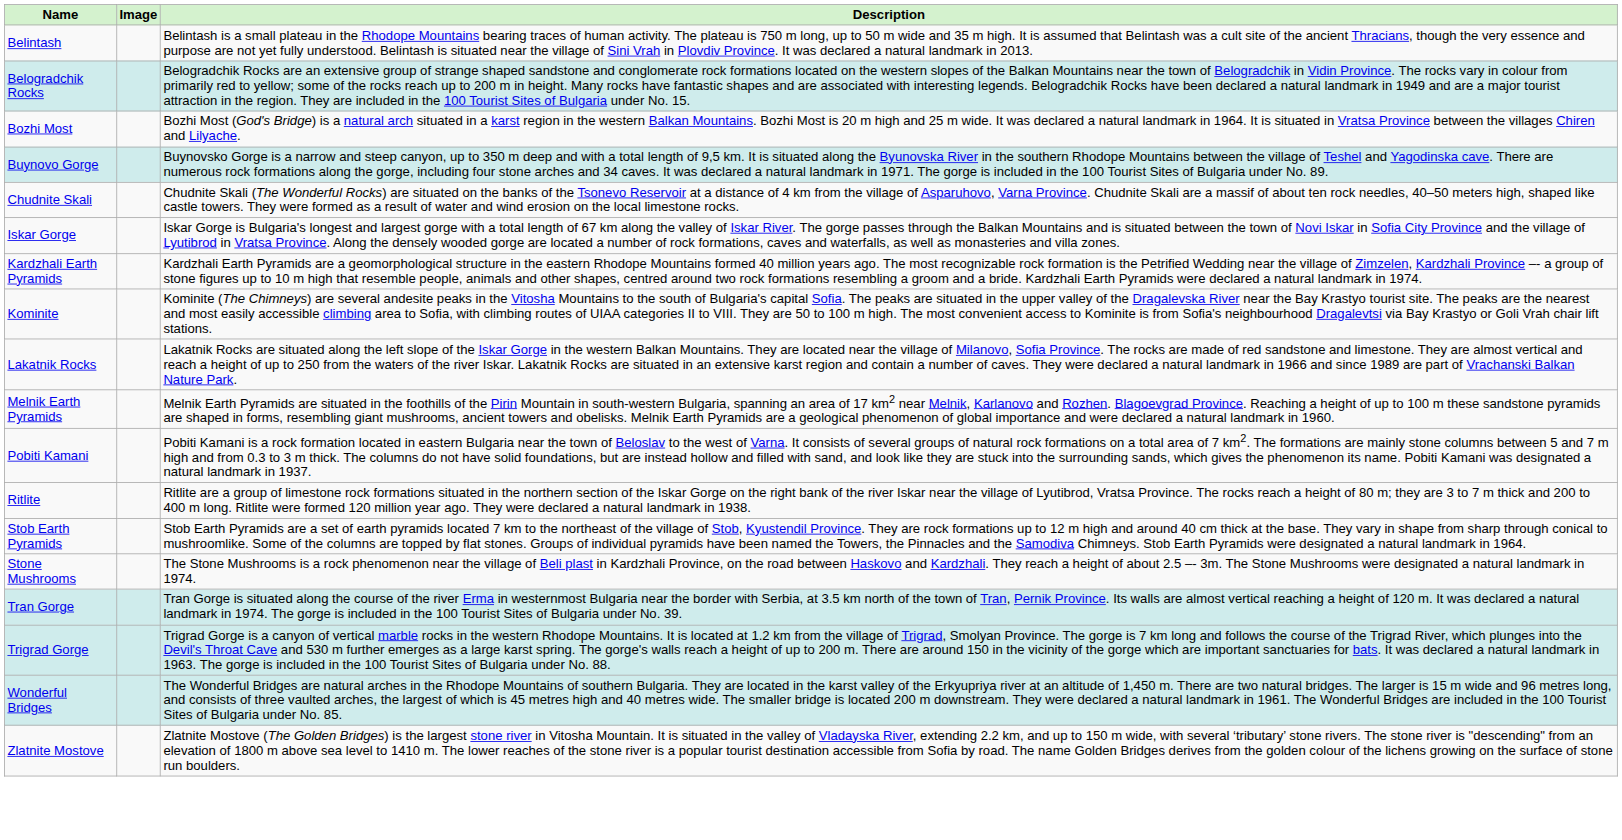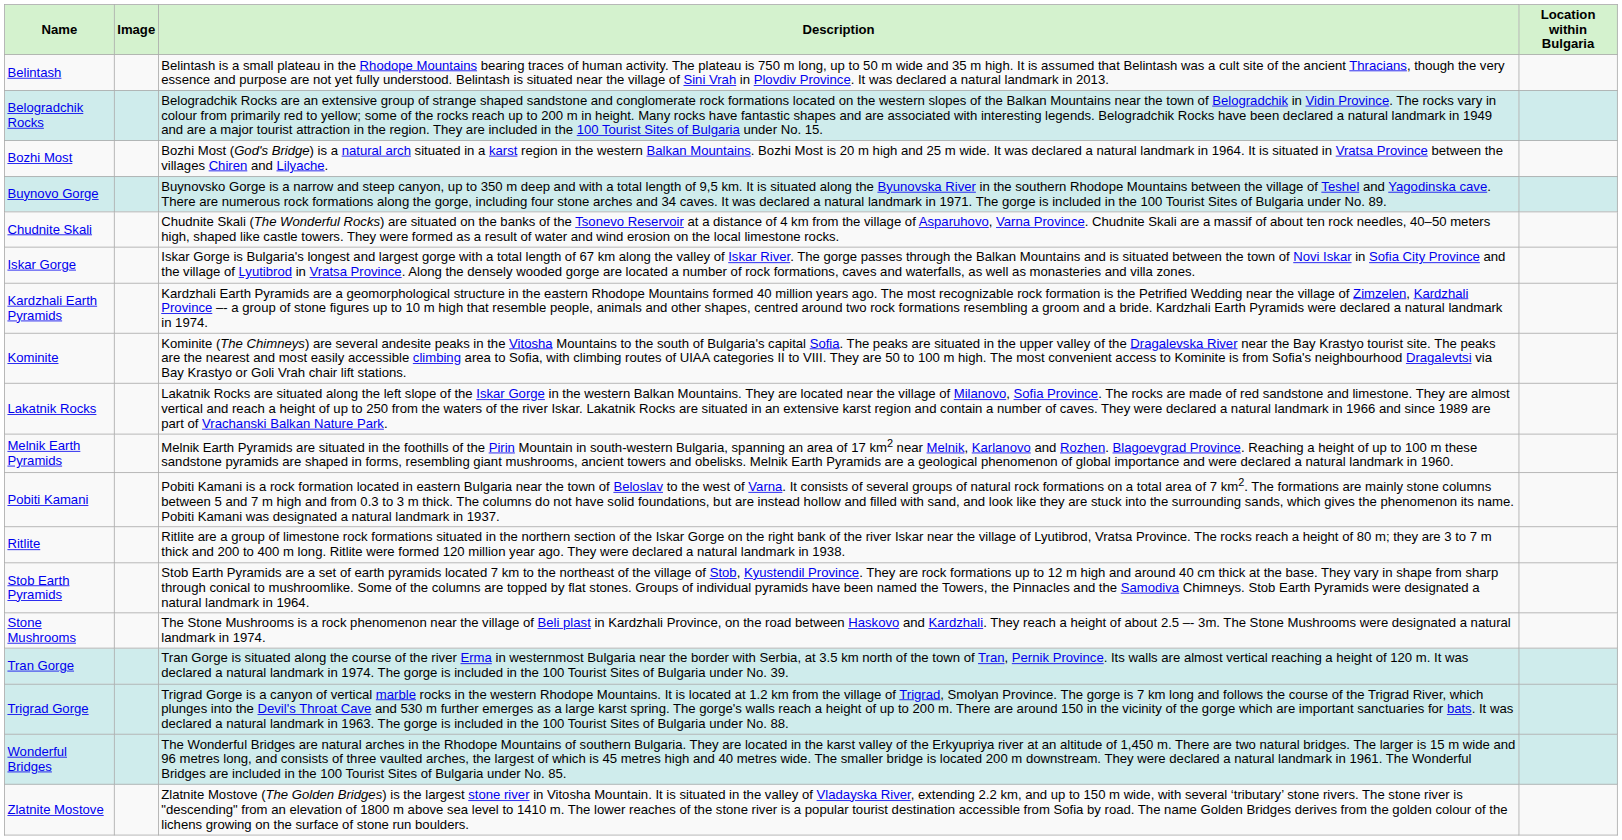+ column: (1568, 29)
